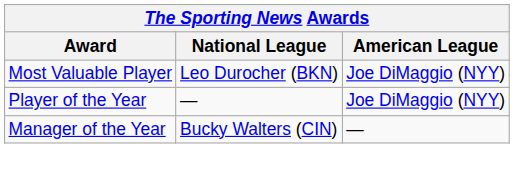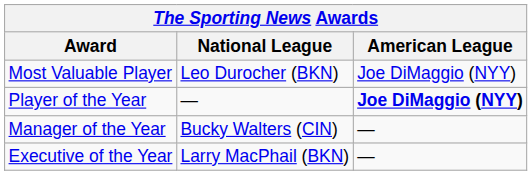(426, 101) normal -> (440, 101) bold
+ row: (90, 156)
